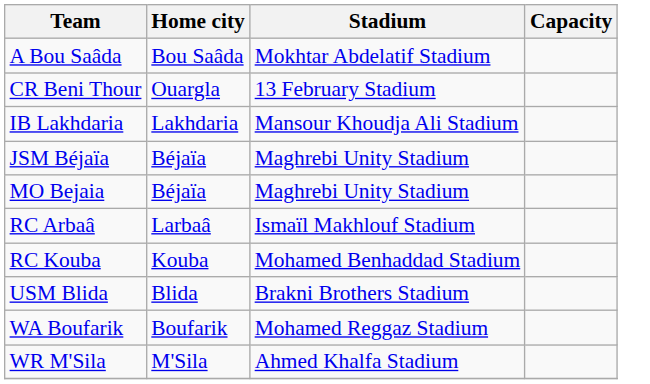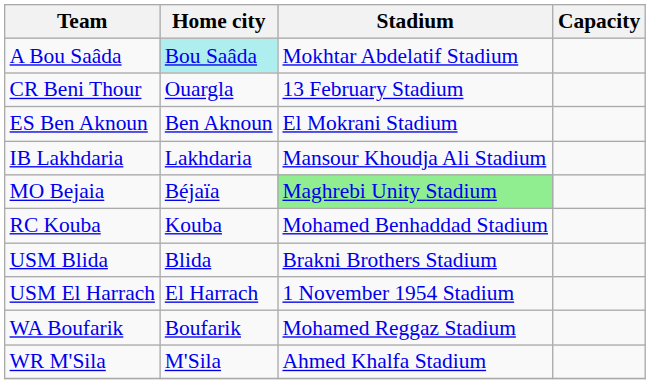(197, 55) no background -> (211, 55) paleturquoise background
+ row: (79, 123)
- row: (59, 157)
(362, 191) no background -> (390, 191) lightgreen background
- row: (52, 225)
+ row: (82, 293)
